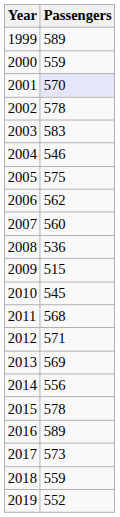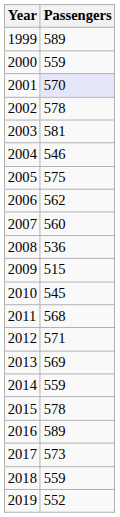(55, 131) 583 -> (55, 131) 581
(55, 385) 556 -> (55, 385) 559
